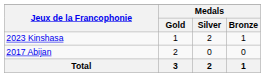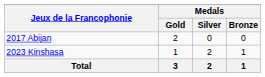rows swapped: (29, 52) <-> (35, 38)
